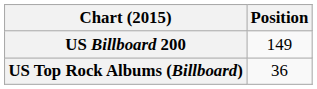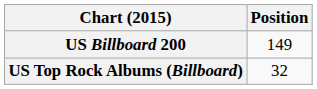(279, 71) 36 -> (279, 71) 32
